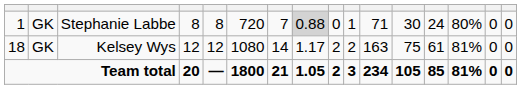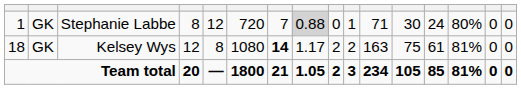(219, 23) 8 -> (215, 23) 12
(215, 47) 12 -> (219, 47) 8
(280, 47) normal -> (280, 47) bold
